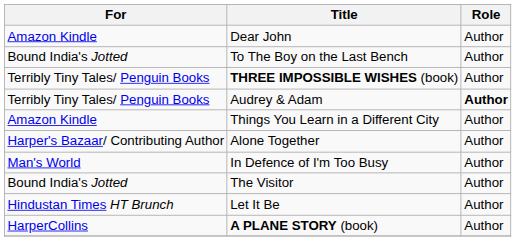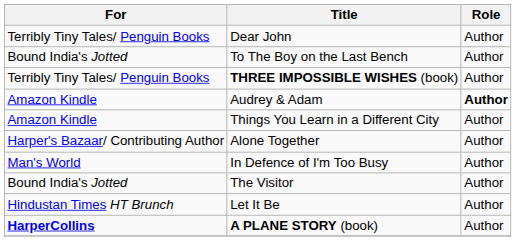(52, 36) Amazon Kindle -> (108, 36) Terribly Tiny Tales/ Penguin Books
(108, 99) Terribly Tiny Tales/ Penguin Books -> (52, 99) Amazon Kindle
(48, 225) normal -> (51, 225) bold
